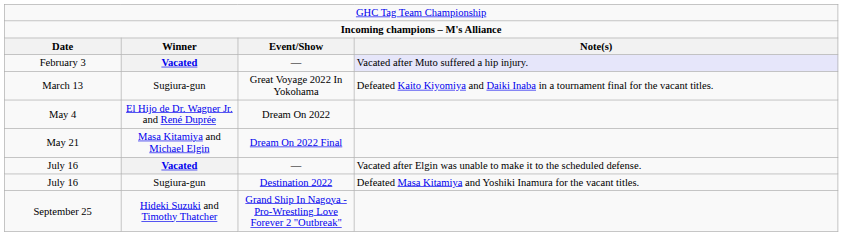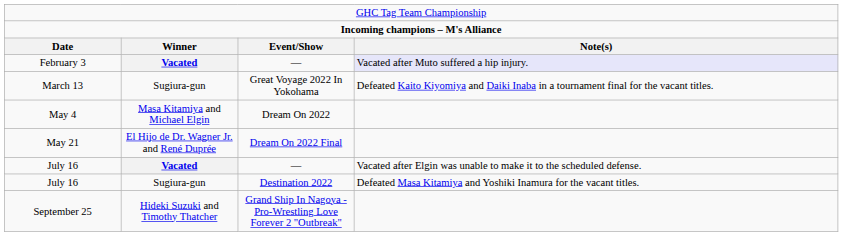(179, 114) El Hijo de Dr. Wagner Jr. and René Duprée -> (179, 114) Masa Kitamiya and Michael Elgin
(179, 143) Masa Kitamiya and Michael Elgin -> (179, 143) El Hijo de Dr. Wagner Jr. and René Duprée
